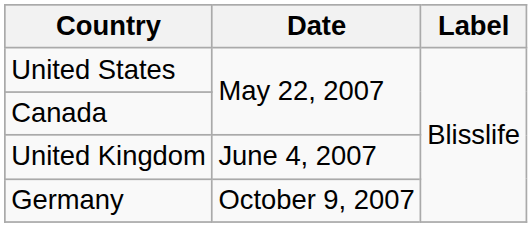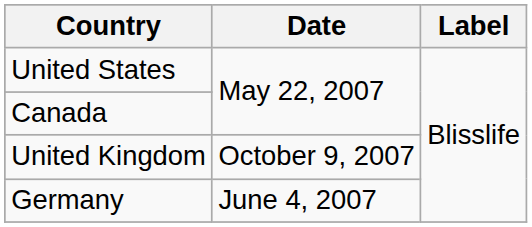(298, 156) June 4, 2007 -> (317, 156) October 9, 2007
(317, 199) October 9, 2007 -> (298, 199) June 4, 2007
